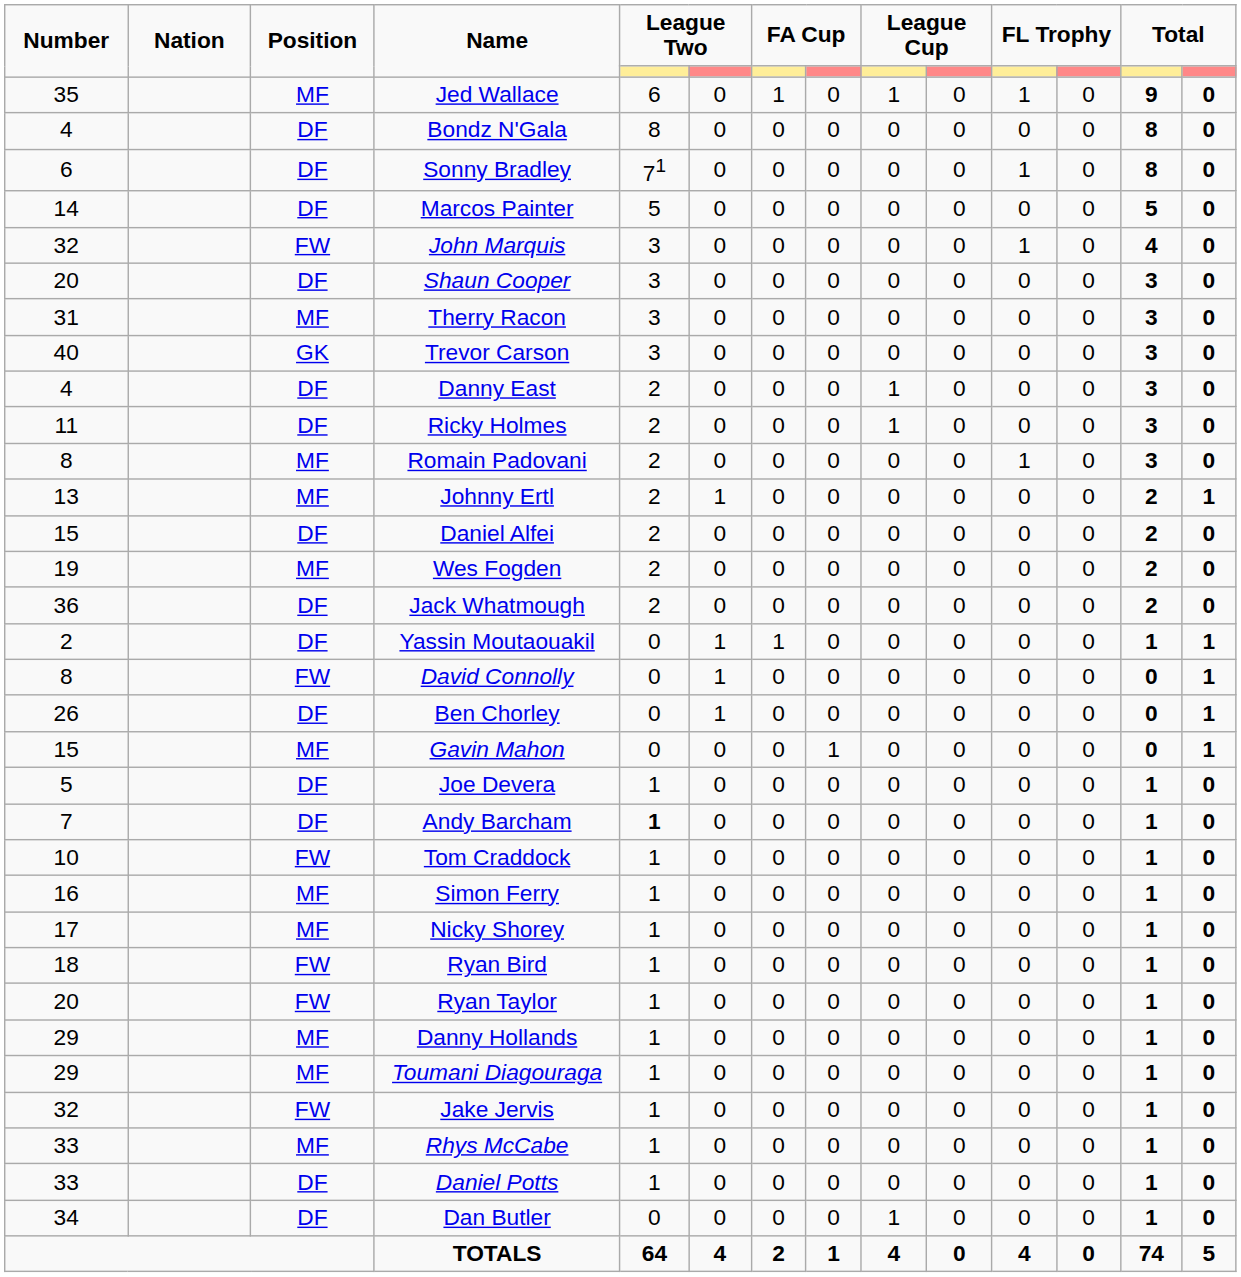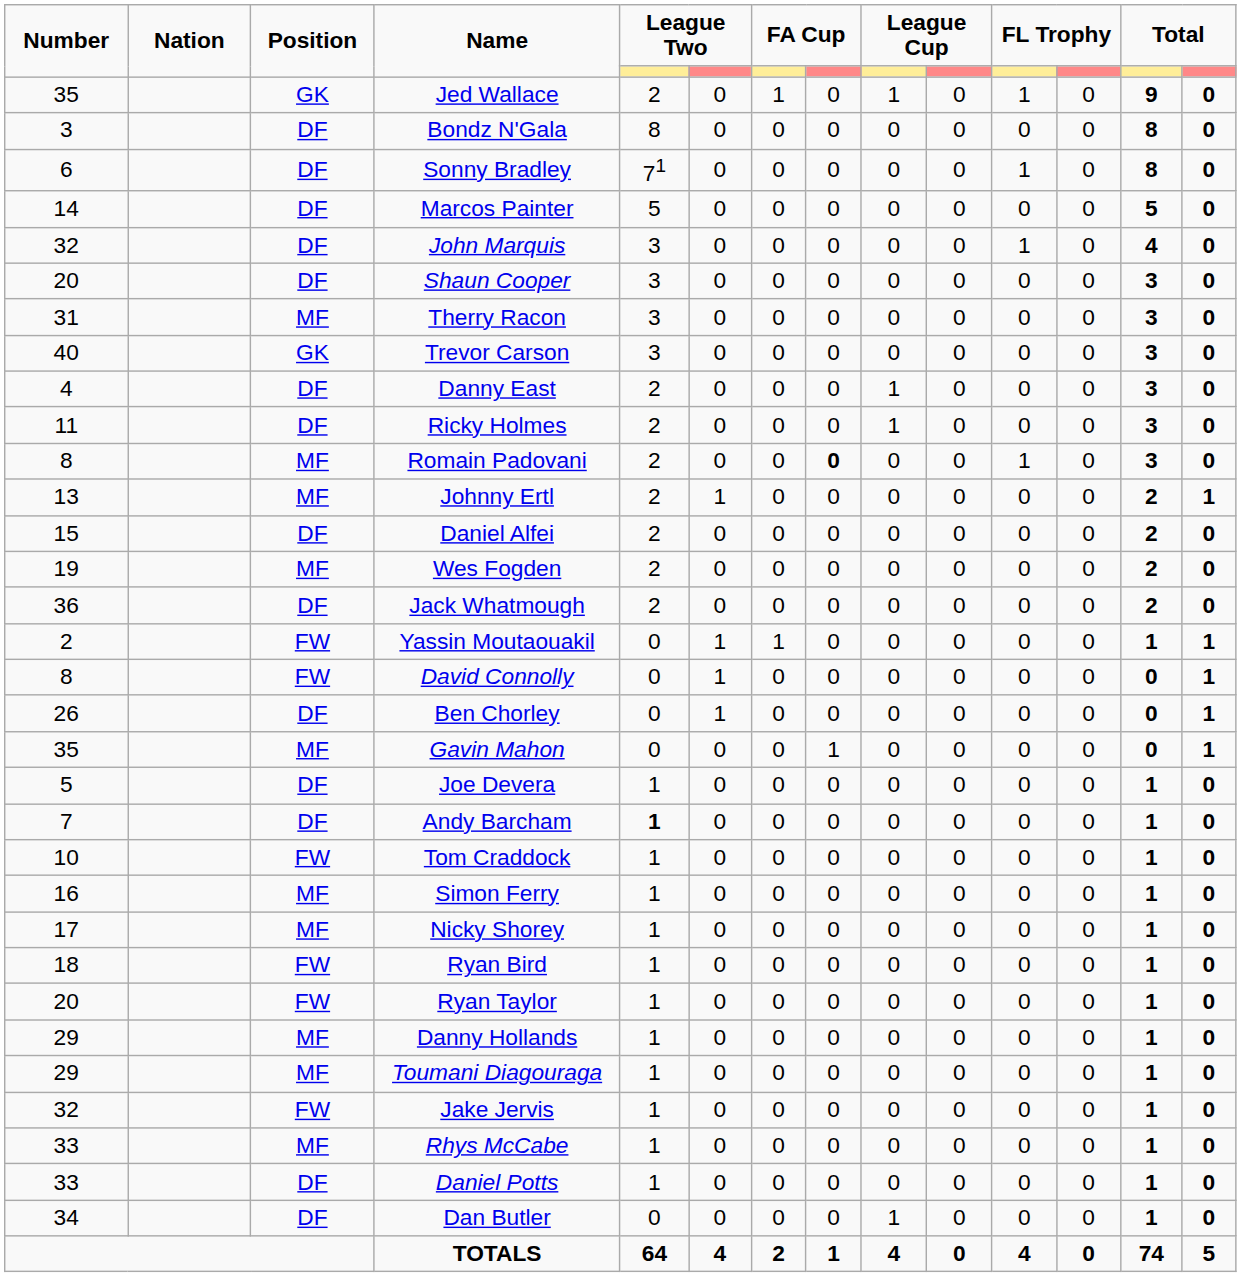(312, 94) MF -> (312, 94) GK
(654, 94) 6 -> (654, 94) 2
(66, 130) 4 -> (66, 130) 3
(312, 244) FW -> (312, 244) DF
(834, 461) normal -> (834, 461) bold
(312, 641) DF -> (312, 641) FW
(66, 749) 15 -> (66, 749) 35
